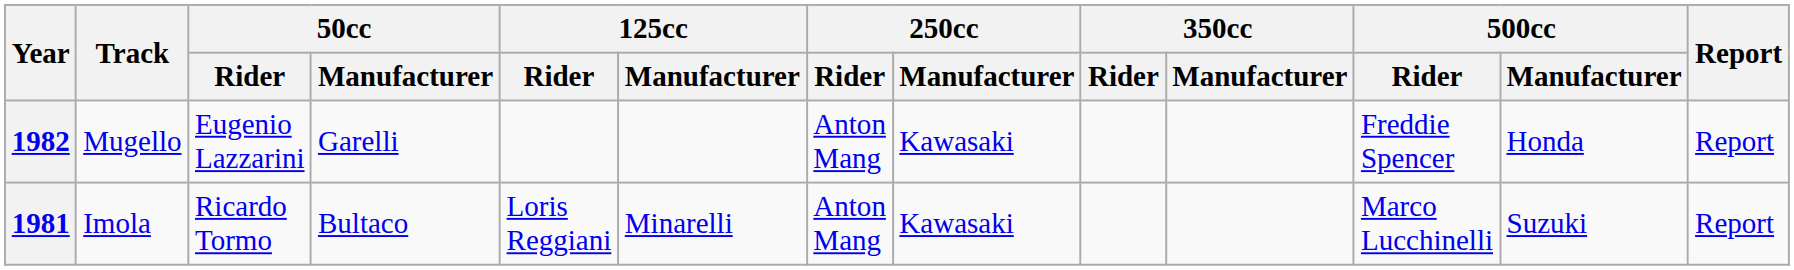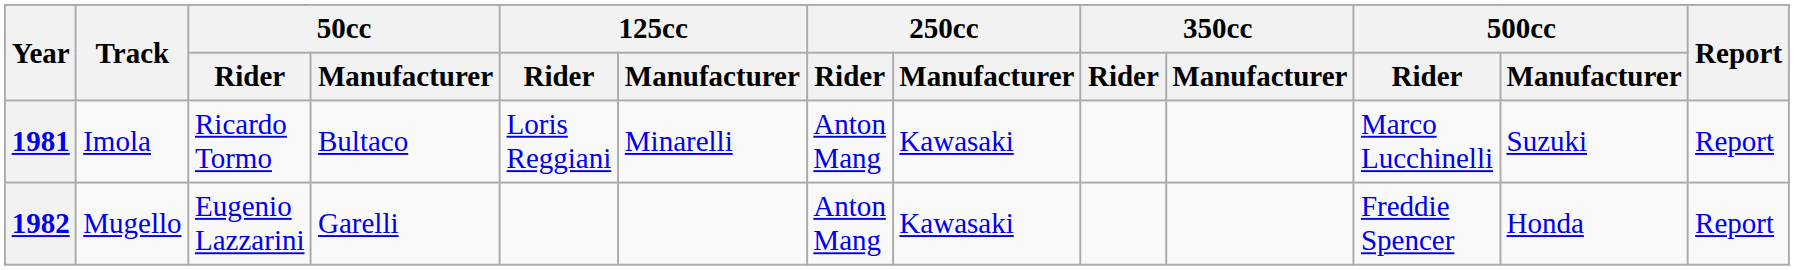rows swapped: (41, 141) <-> (41, 223)
